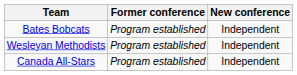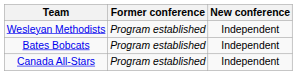rows swapped: (56, 45) <-> (56, 29)
